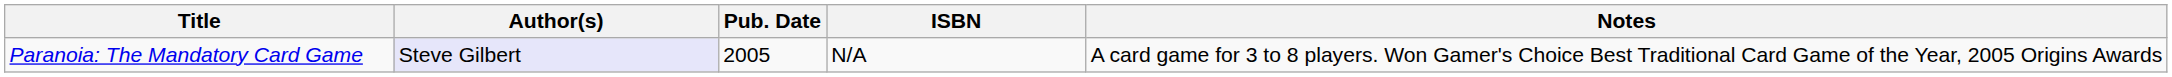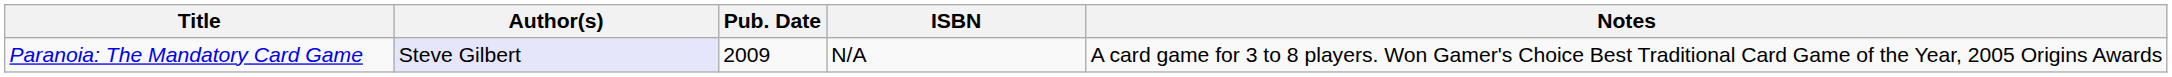(747, 54) 2005 -> (747, 54) 2009
